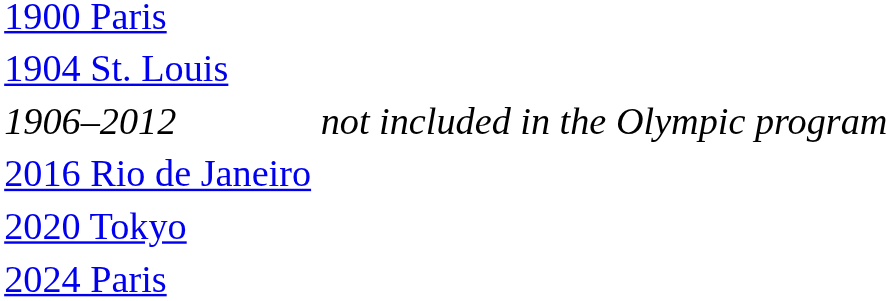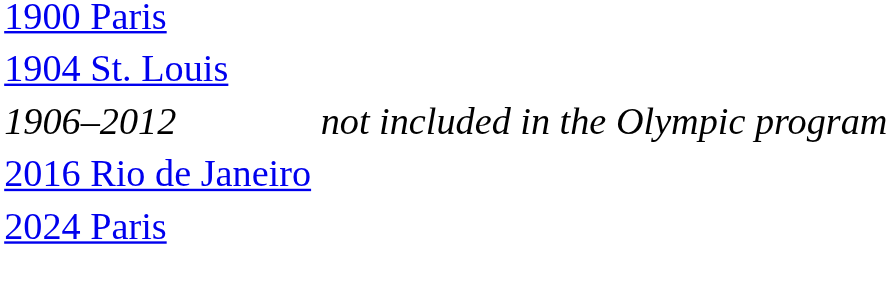- row: (95, 226)
